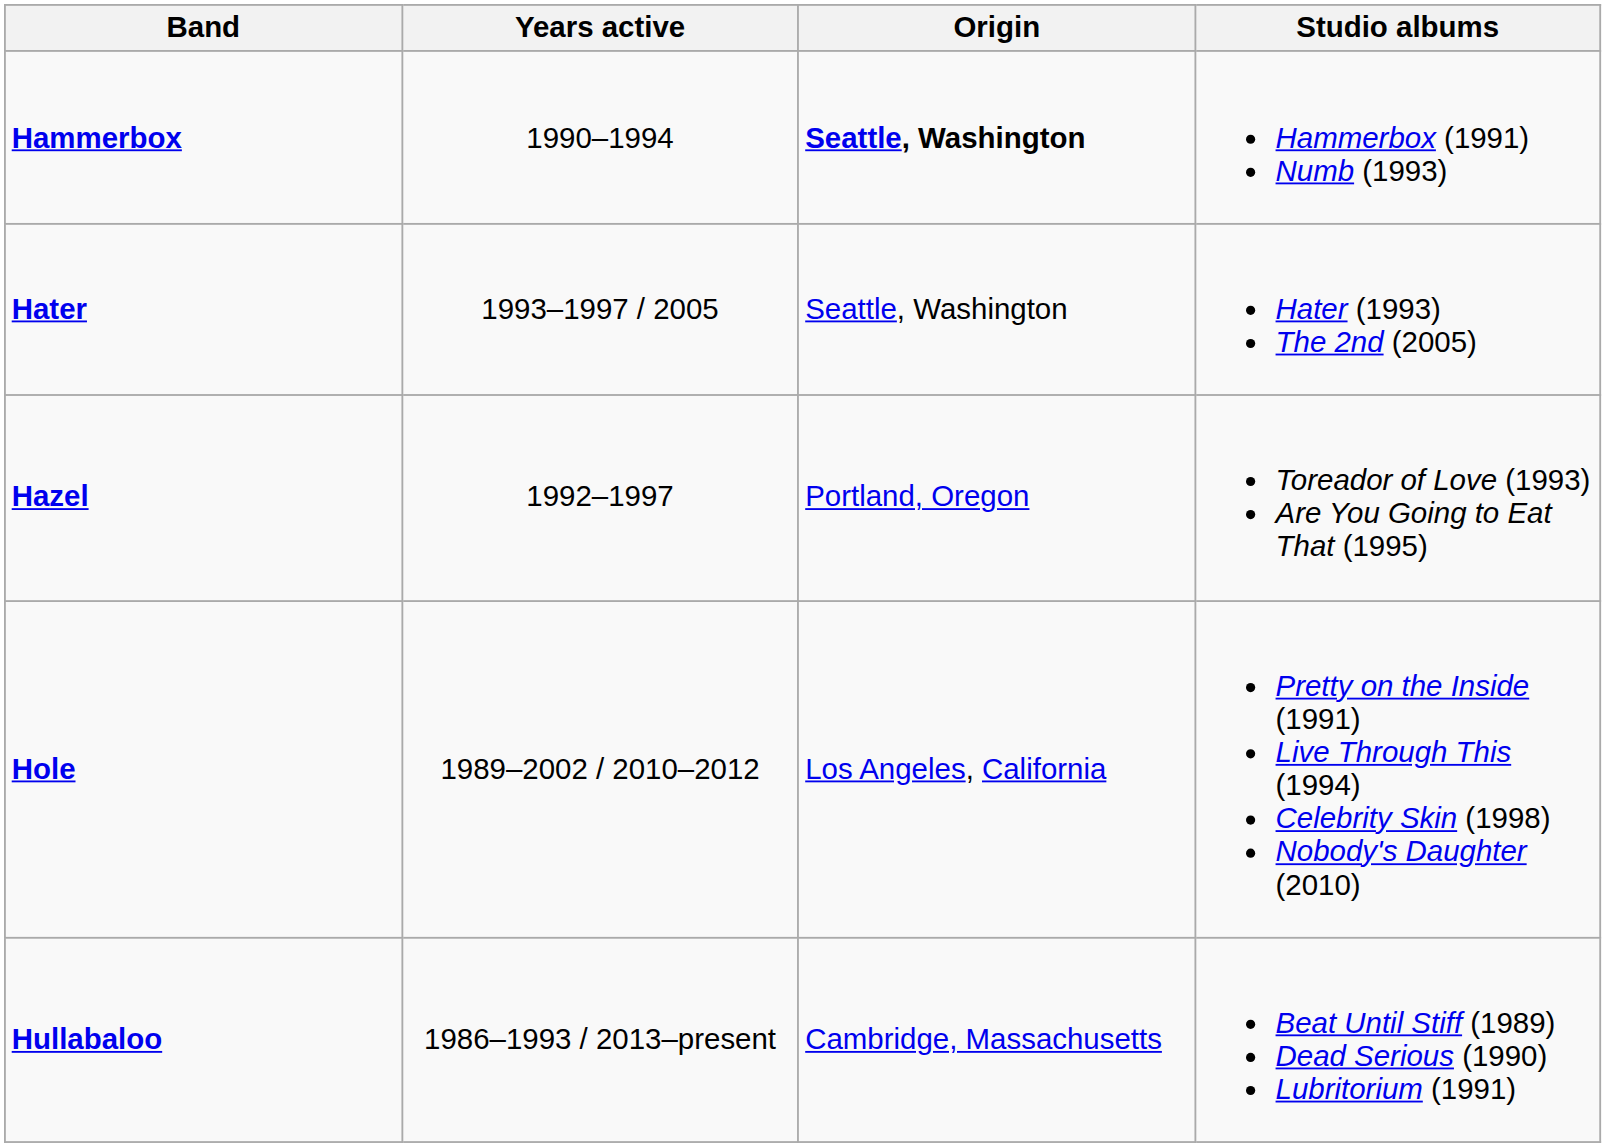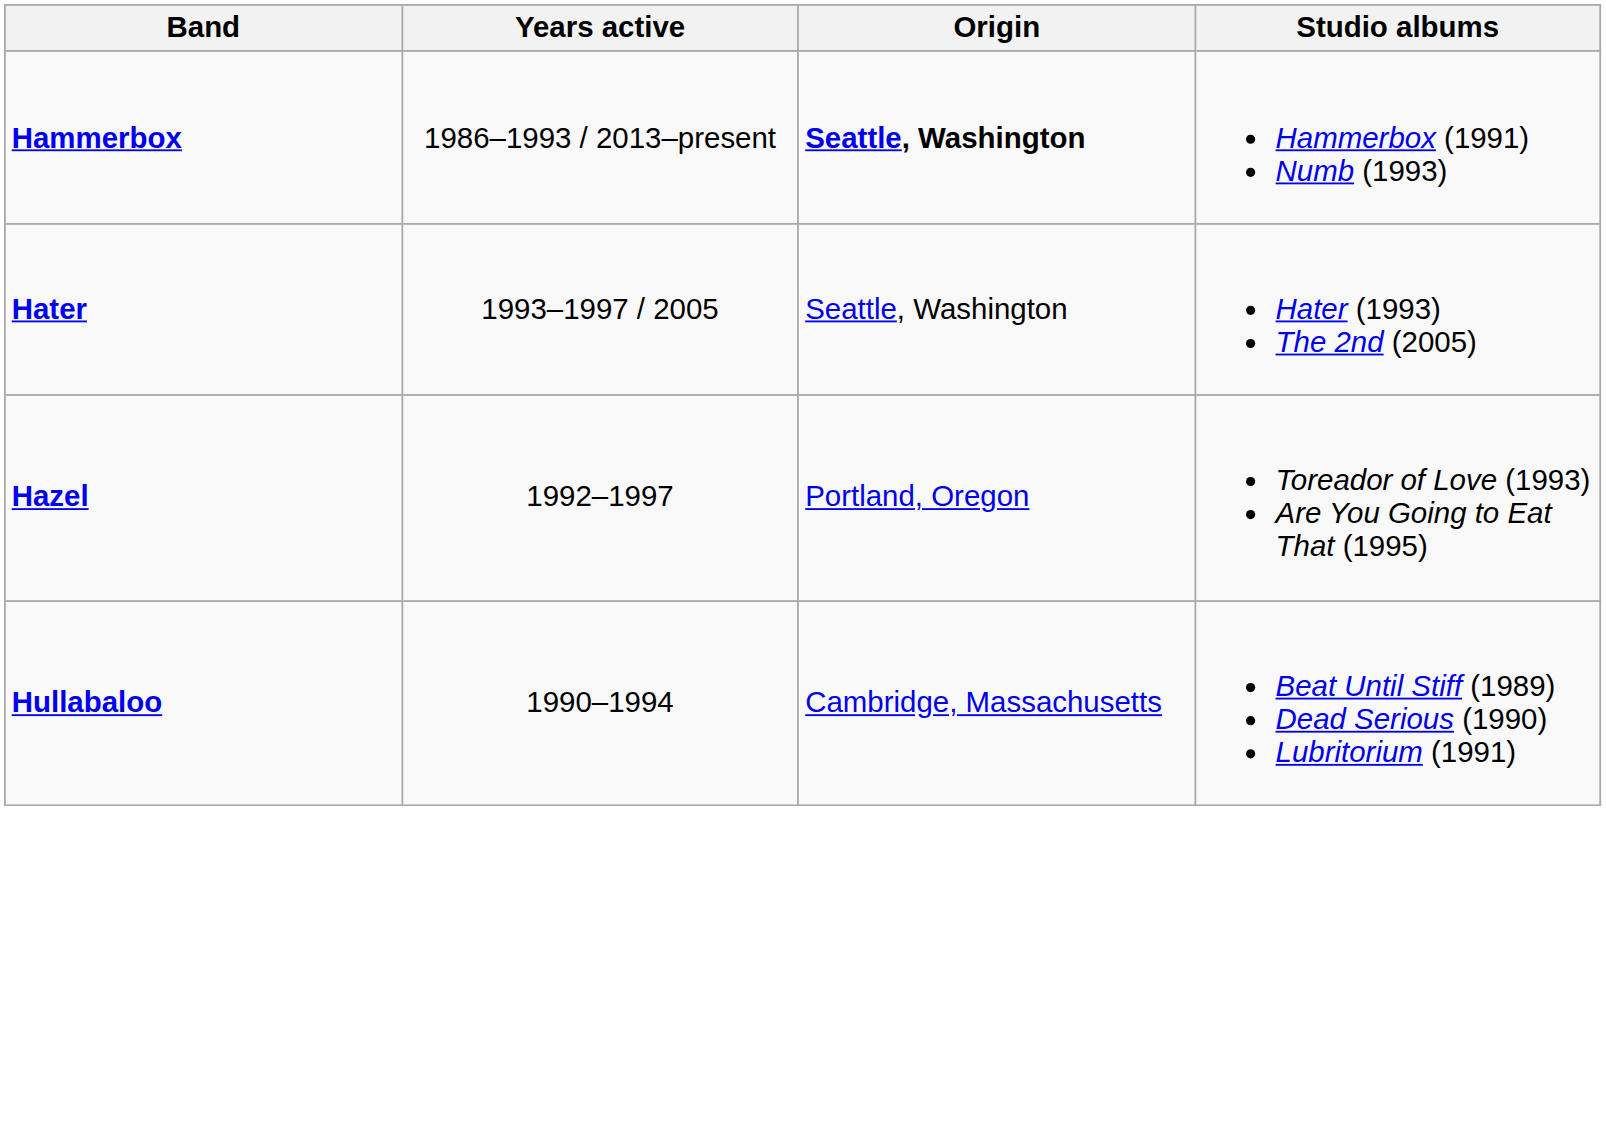(600, 137) 1990–1994 -> (600, 137) 1986–1993 / 2013–present
- row: (44, 768)
(600, 1039) 1986–1993 / 2013–present -> (600, 702) 1990–1994
